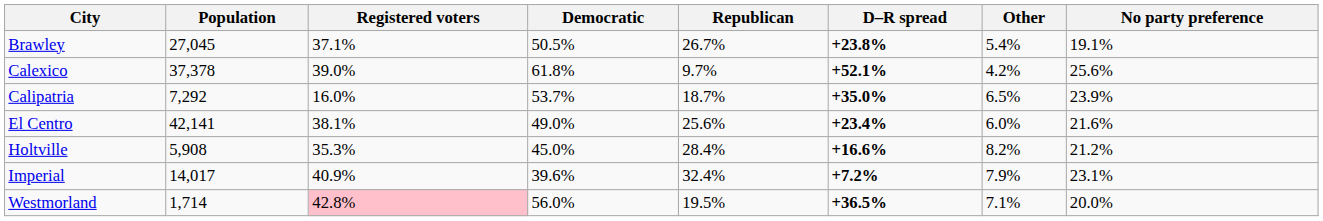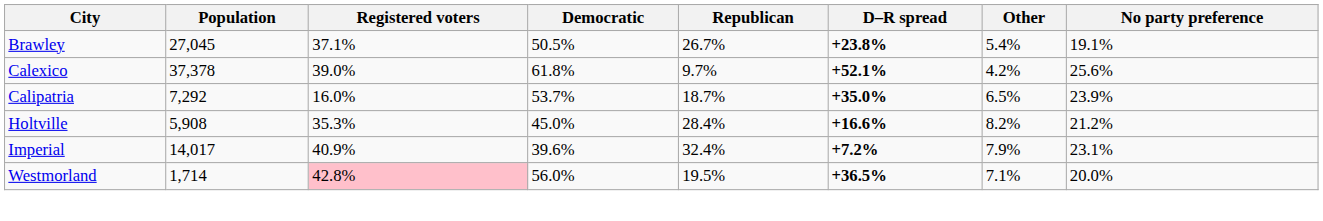- row: (40, 123)
